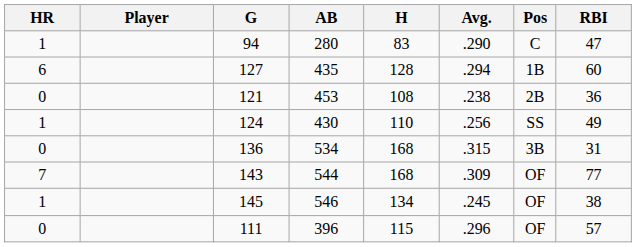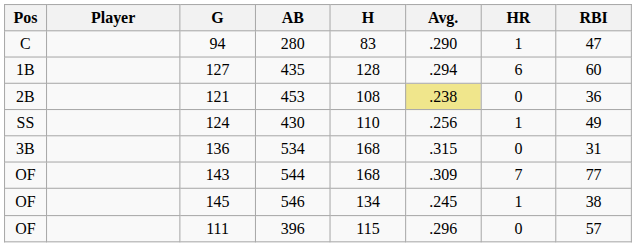columns swapped: (535, 17) <-> (42, 17)
(477, 96) no background -> (443, 96) khaki background
